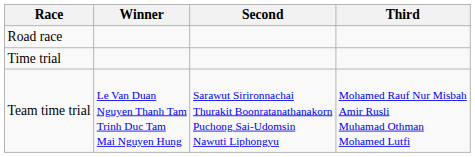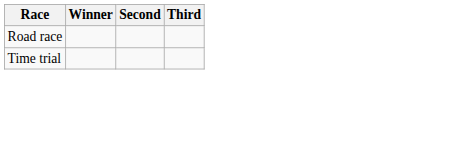- row: (49, 110)
